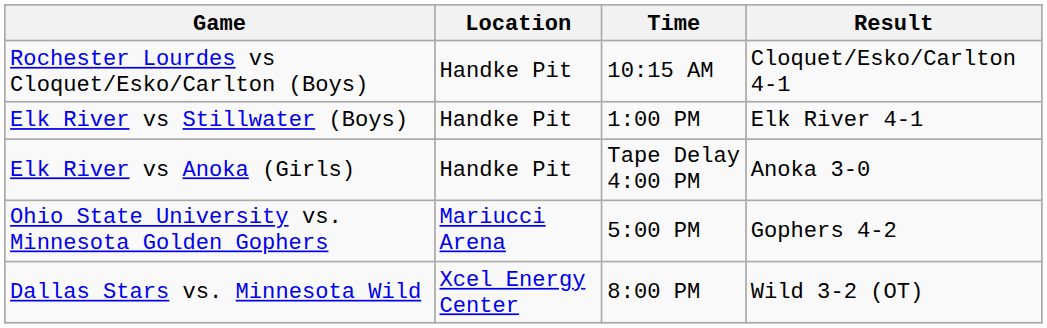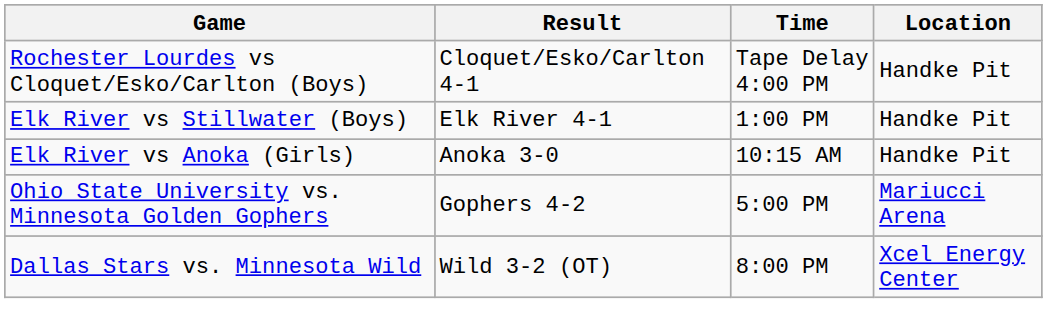columns swapped: (518, 23) <-> (894, 23)
(660, 72) 10:15 AM -> (802, 72) Tape Delay 4:00 PM
(674, 169) Tape Delay 4:00 PM -> (789, 156) 10:15 AM
